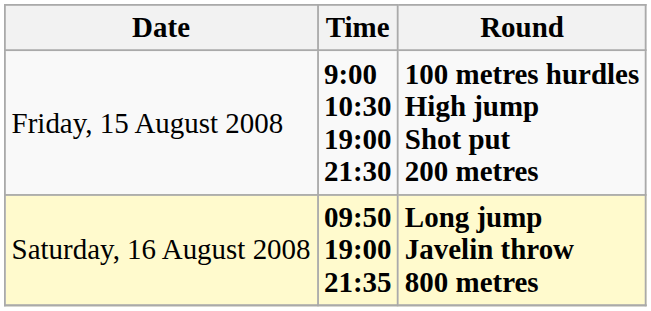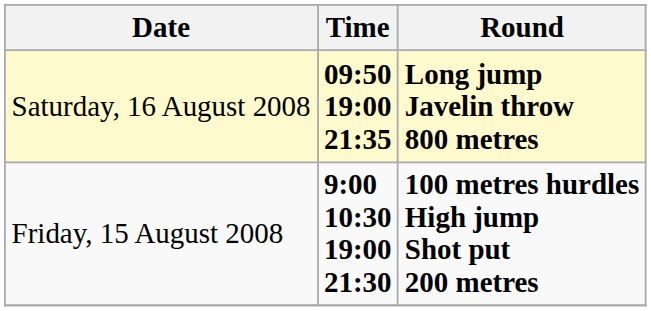rows swapped: (147, 122) <-> (161, 249)
